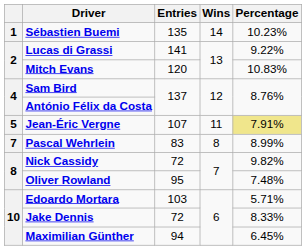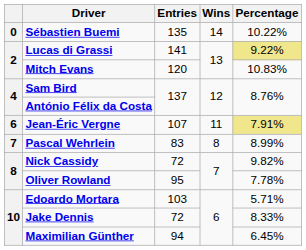(14, 32) 1 -> (14, 32) 0
(267, 32) 10.23% -> (267, 32) 10.22%
(267, 50) no background -> (267, 50) khaki background
(14, 124) 5 -> (14, 124) 6
(267, 180) 7.48% -> (267, 180) 7.78%
